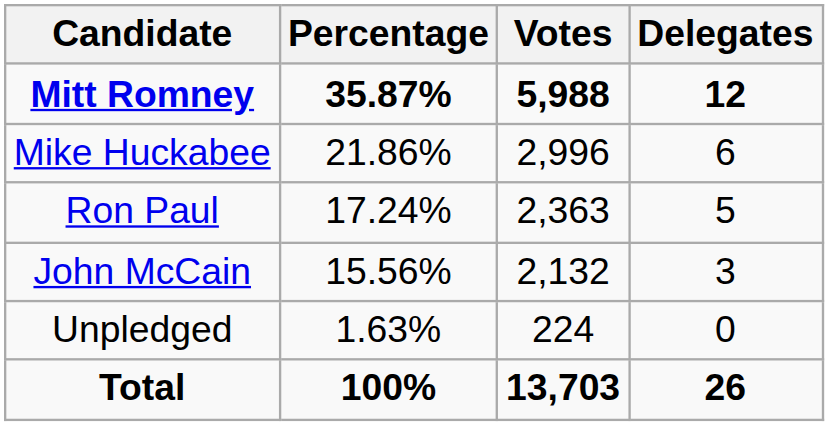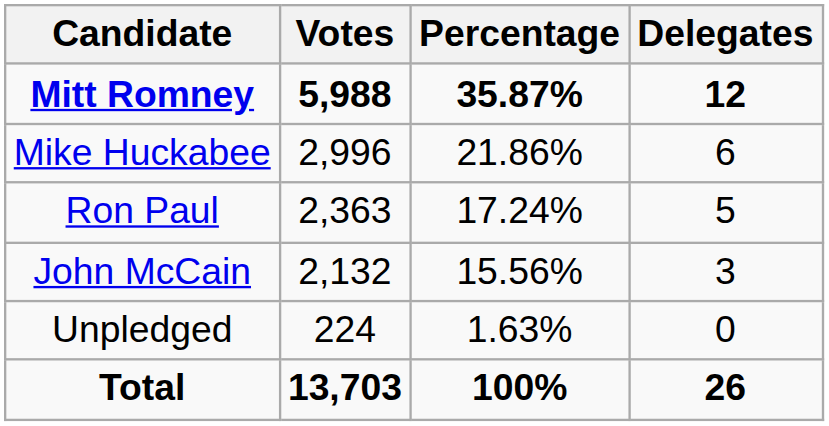columns swapped: (563, 34) <-> (388, 34)
